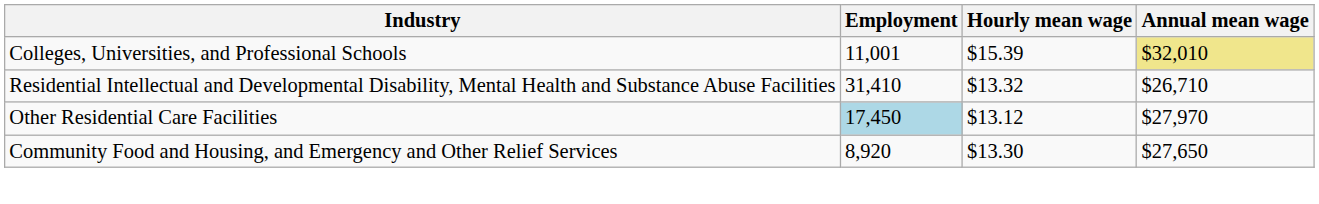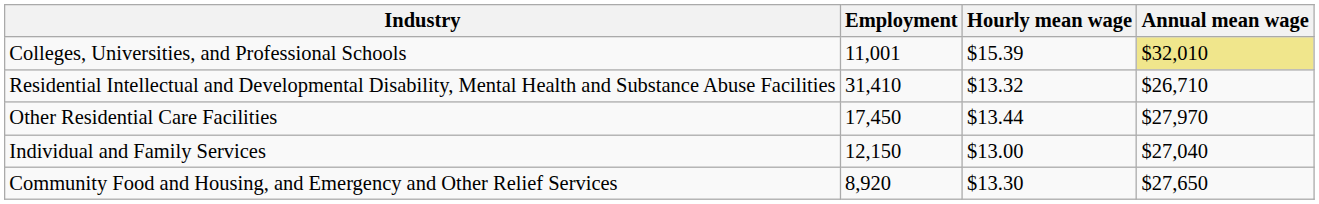(873, 118) lightblue background -> (873, 118) no background
(995, 118) $13.12 -> (995, 118) $13.44
+ row: (138, 150)
